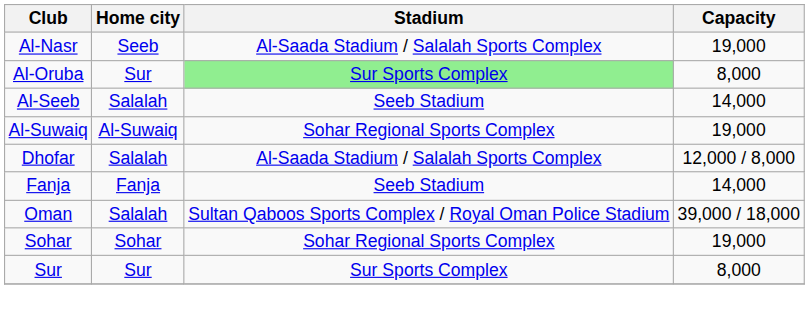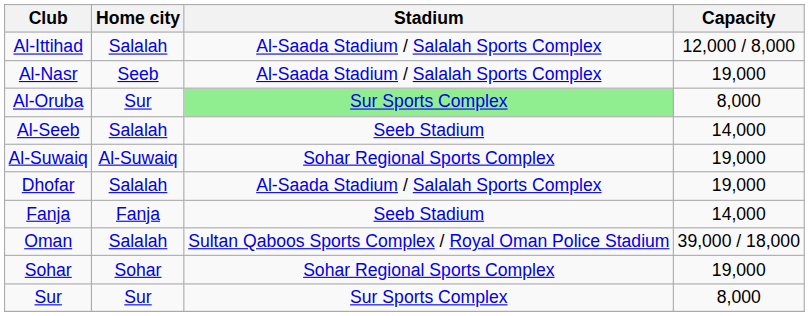+ row: (48, 46)
(739, 158) 12,000 / 8,000 -> (739, 185) 19,000
